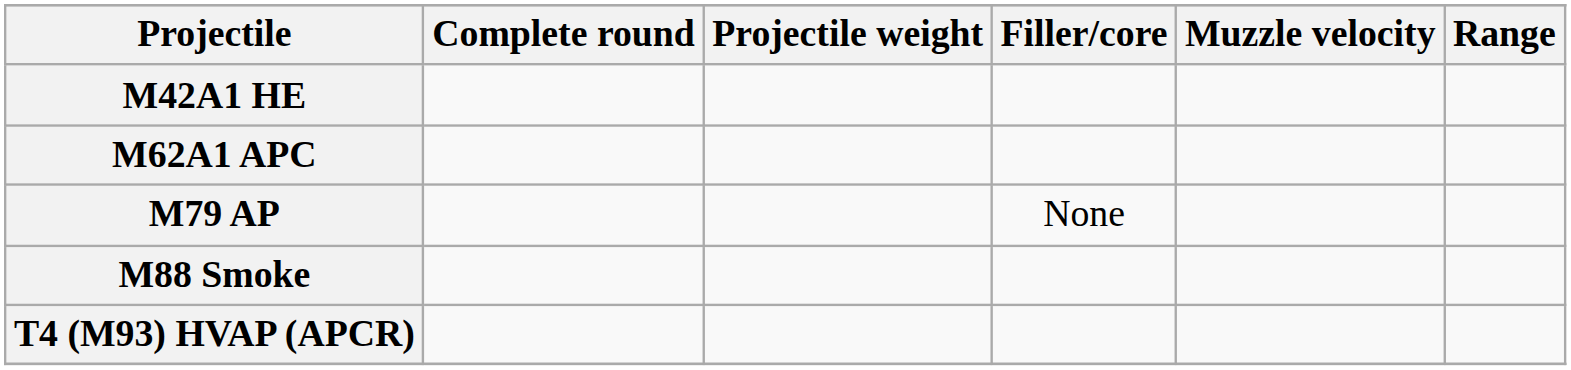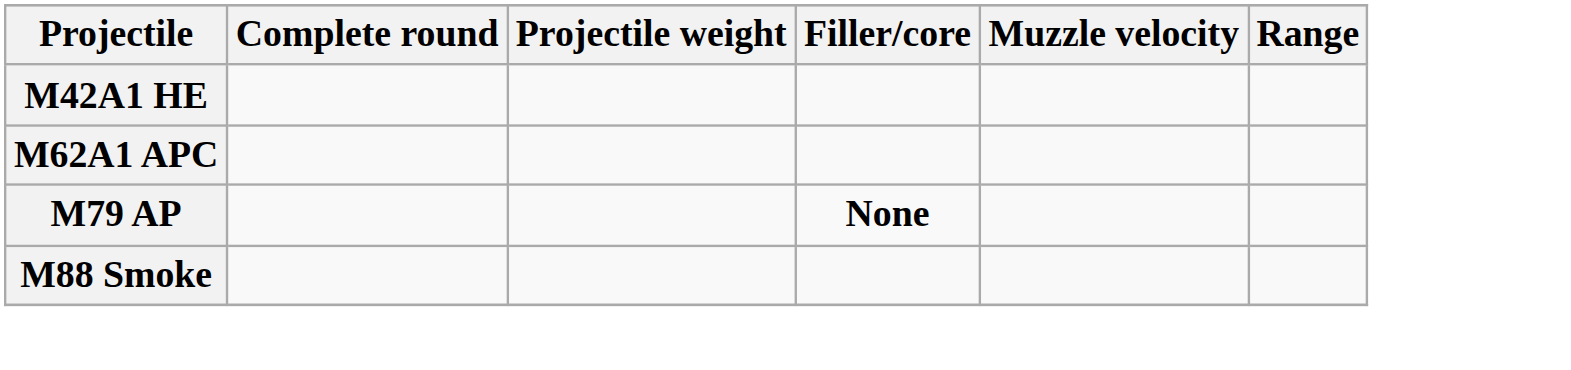(1084, 214) normal -> (888, 214) bold
- row: (214, 333)
